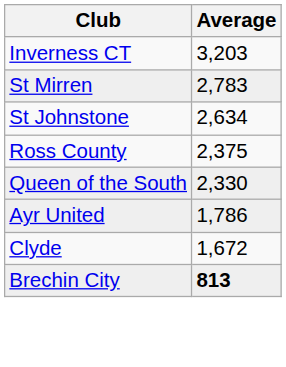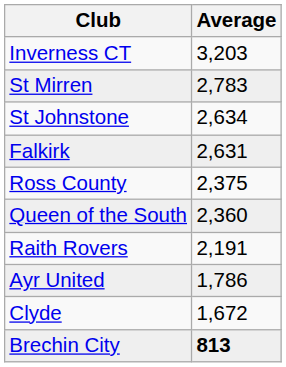+ row: (40, 150)
(222, 183) 2,330 -> (222, 215) 2,360
+ row: (69, 248)
